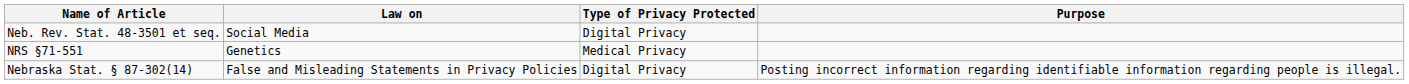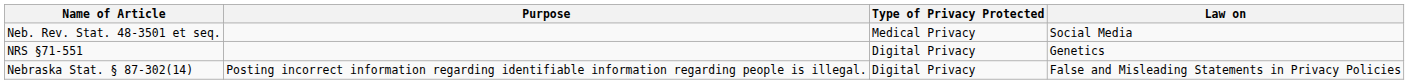columns swapped: (1081, 14) <-> (402, 14)
(635, 32) Digital Privacy -> (924, 32) Medical Privacy
(635, 51) Medical Privacy -> (924, 51) Digital Privacy
